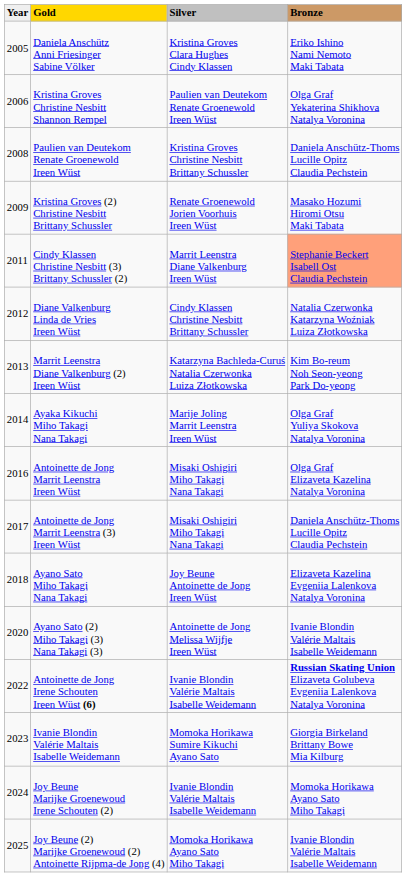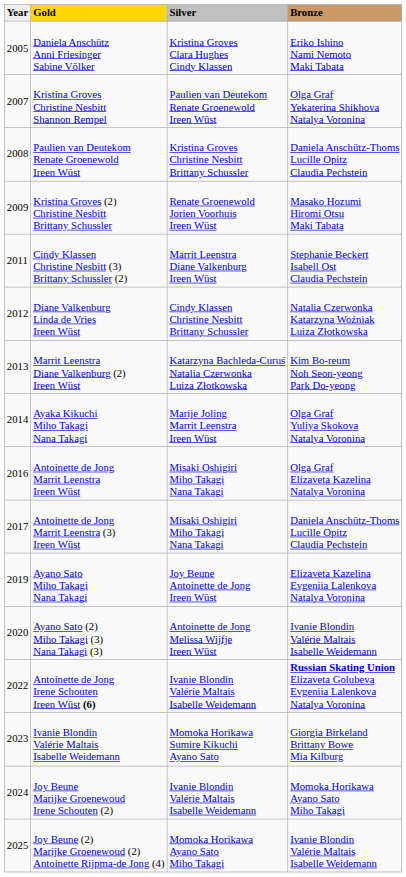(18, 101) 2006 -> (18, 101) 2007
(329, 266) lightsalmon background -> (329, 266) no background
(18, 579) 2018 -> (18, 579) 2019
